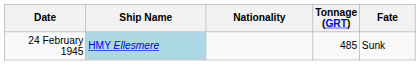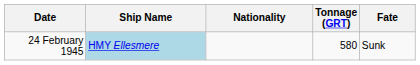(349, 46) 485 -> (349, 46) 580
